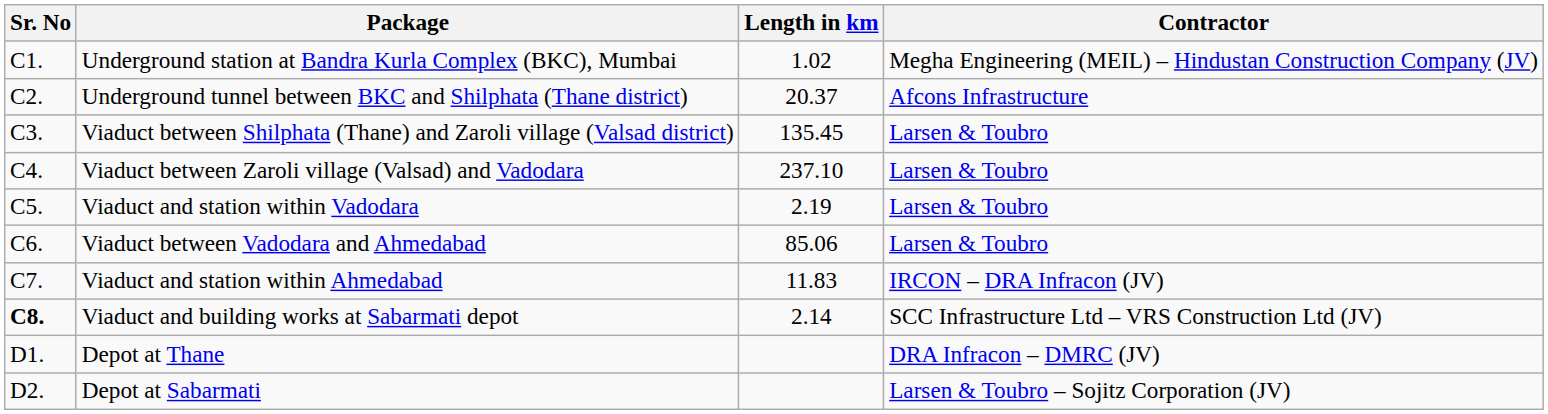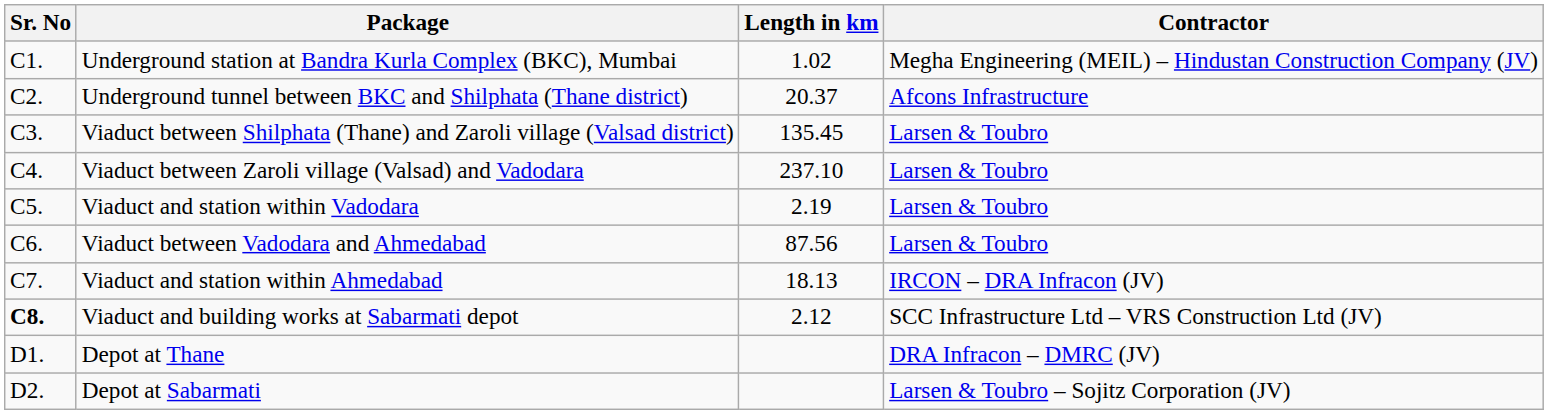(811, 243) 85.06 -> (811, 243) 87.56
(811, 280) 11.83 -> (811, 280) 18.13
(811, 317) 2.14 -> (811, 317) 2.12
